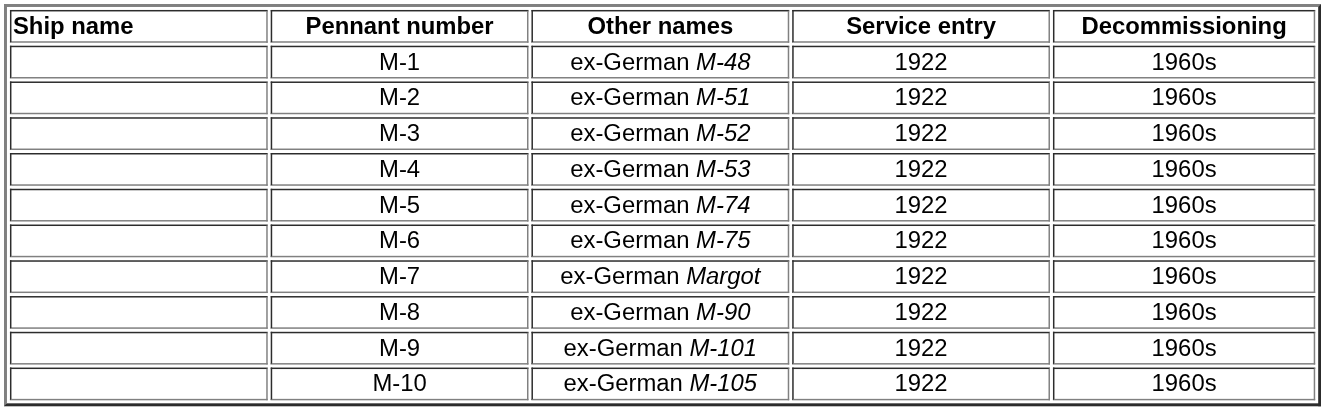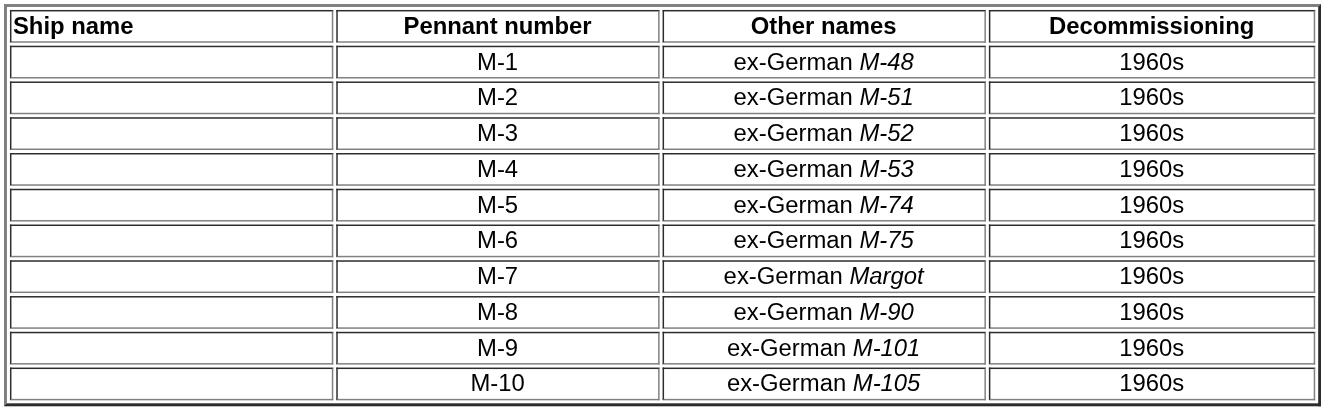- column: (921, 26)
